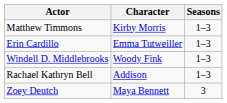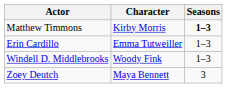(203, 28) normal -> (203, 28) bold
- row: (50, 75)
